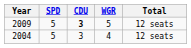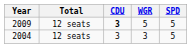columns swapped: (53, 11) <-> (155, 11)
(109, 37) 4 -> (145, 37) 3
